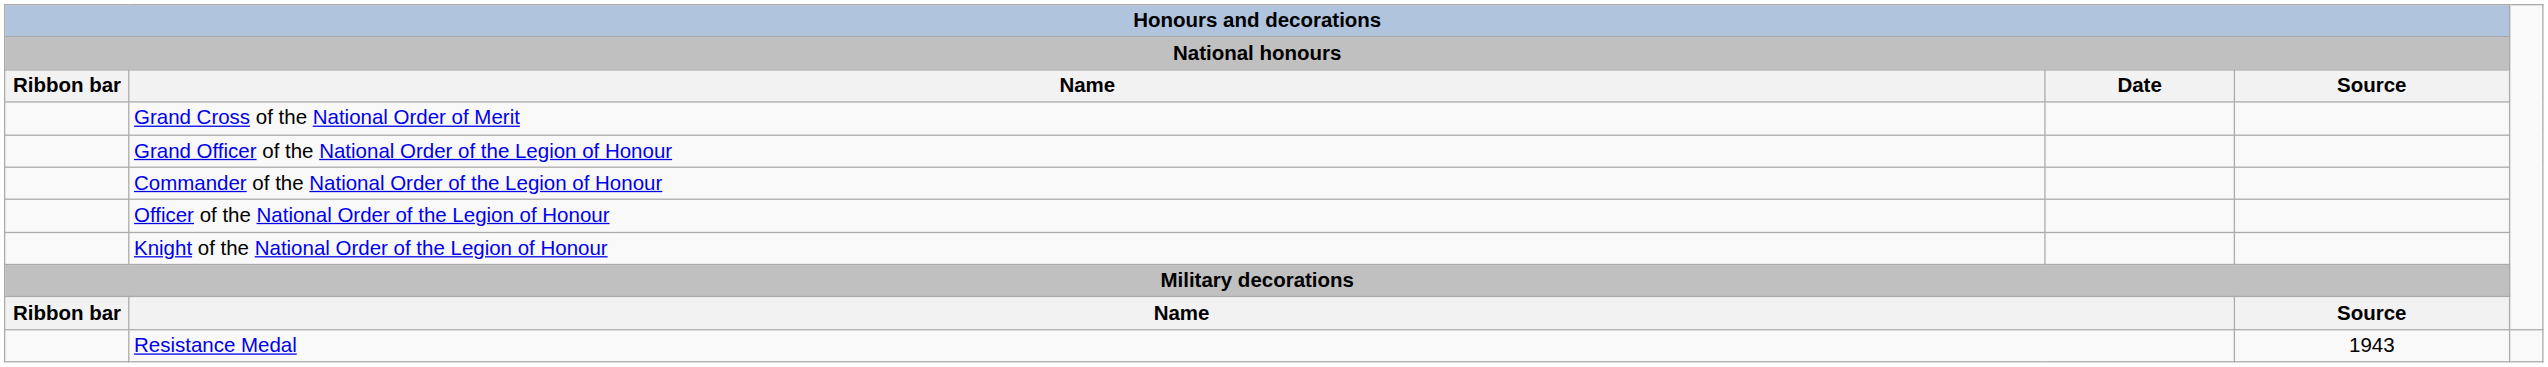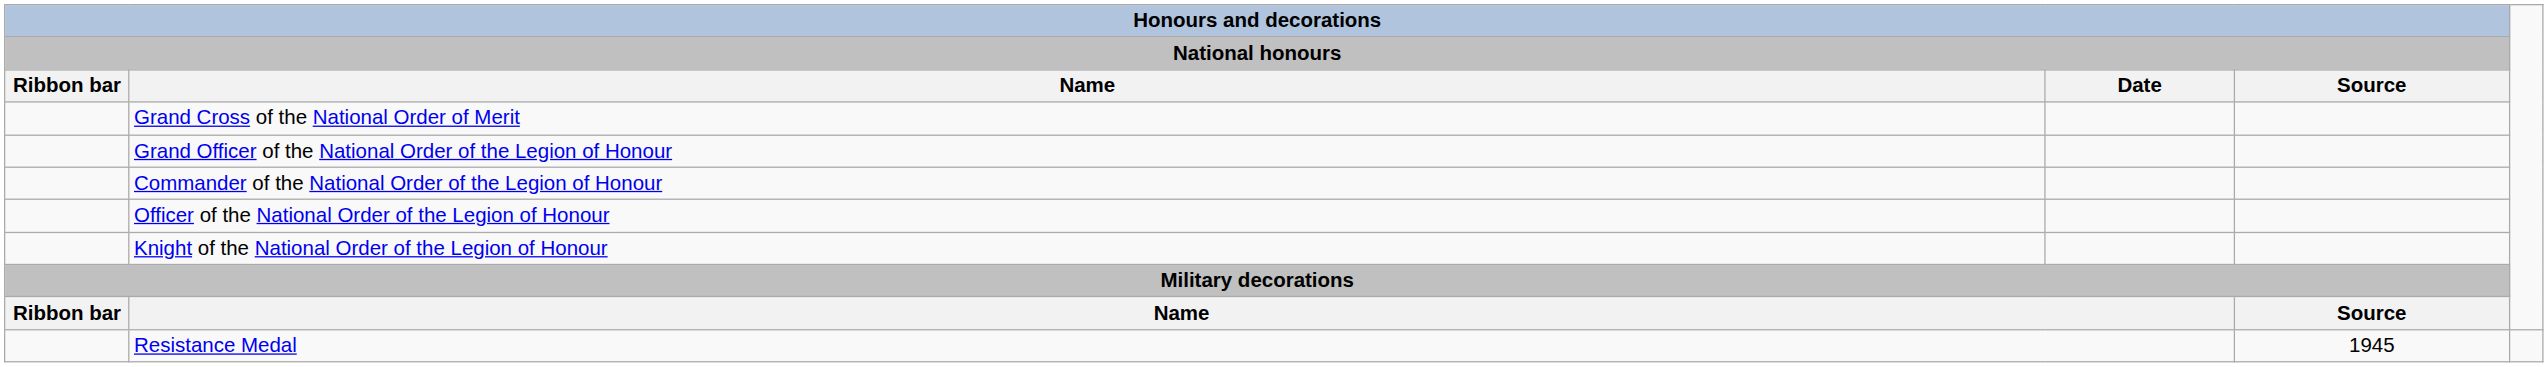(2372, 345) 1943 -> (2372, 345) 1945
